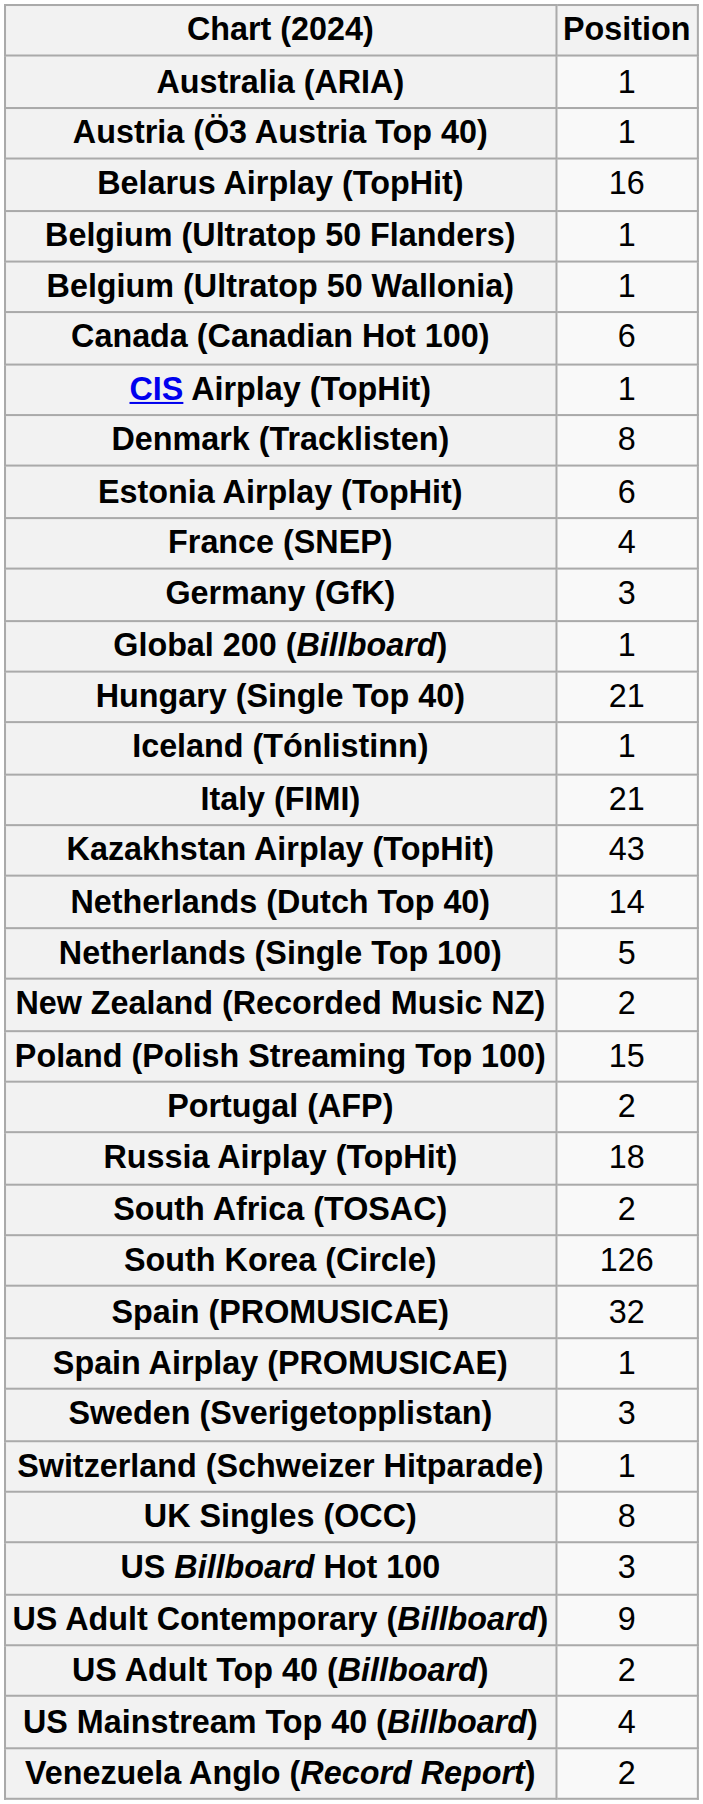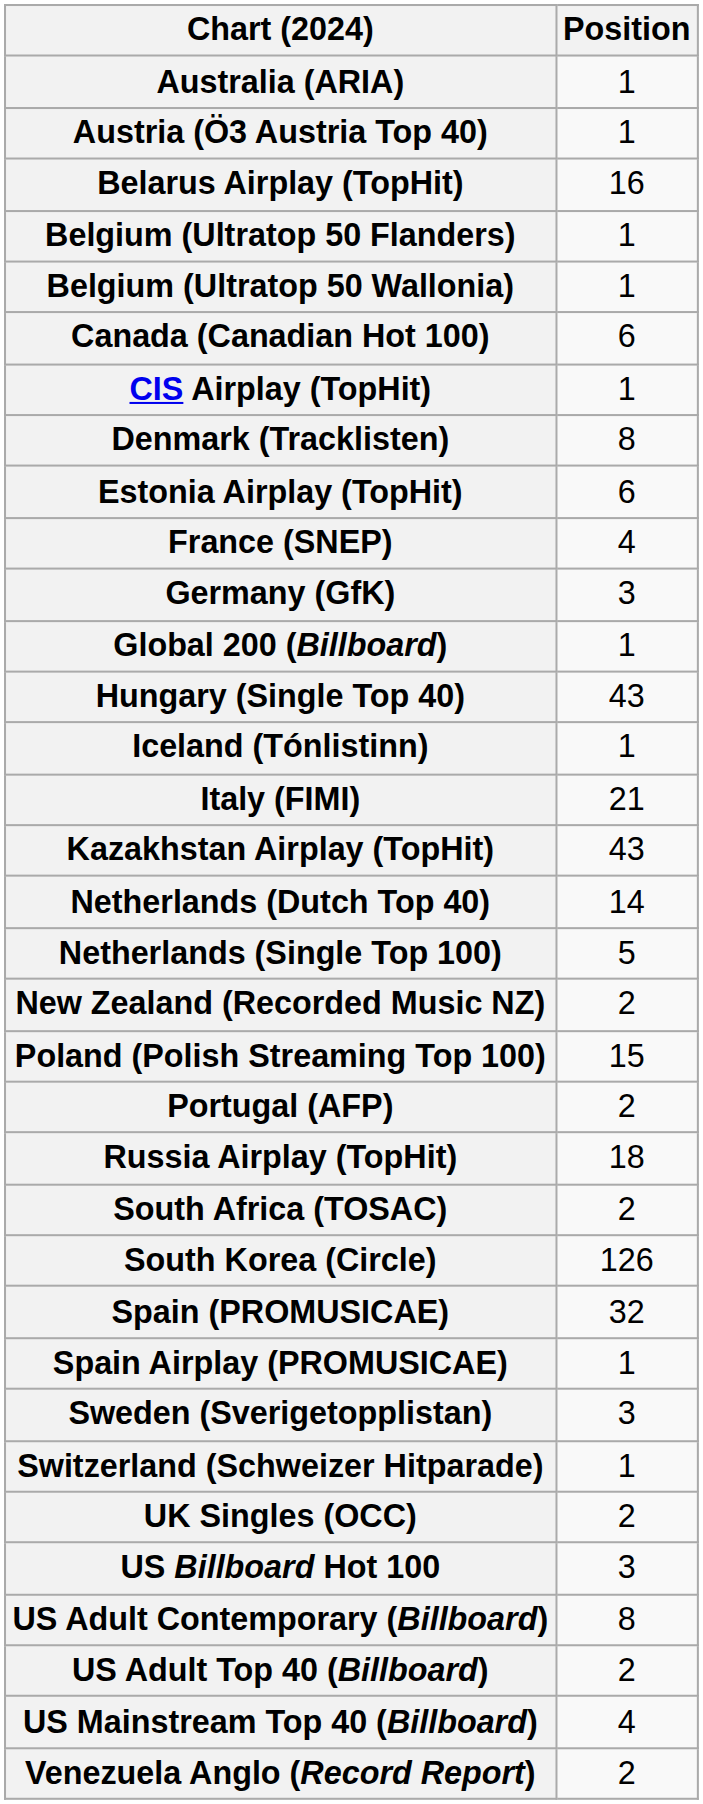(627, 696) 21 -> (627, 696) 43
(627, 1516) 8 -> (627, 1516) 2
(627, 1619) 9 -> (627, 1619) 8
